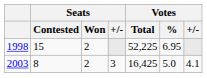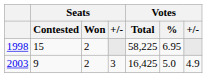(143, 47) 52,225 -> (143, 47) 58,225
(36, 64) 8 -> (36, 64) 9
(193, 64) 4.1 -> (193, 64) 4.9
